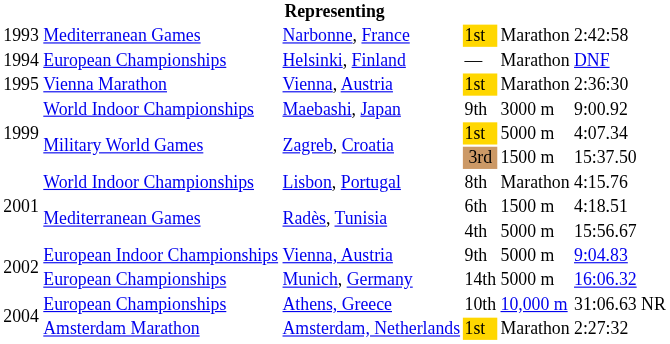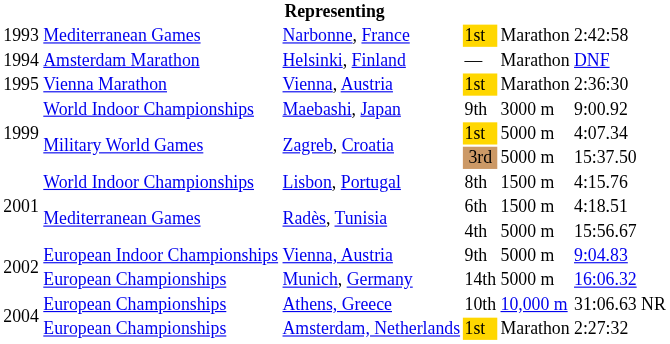(135, 60) European Championships -> (121, 60) Amsterdam Marathon
(527, 157) 1500 m -> (527, 157) 5000 m
(535, 182) Marathon -> (527, 182) 1500 m
(121, 328) Amsterdam Marathon -> (135, 328) European Championships
